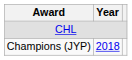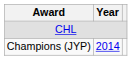(108, 47) 2018 -> (108, 47) 2014
